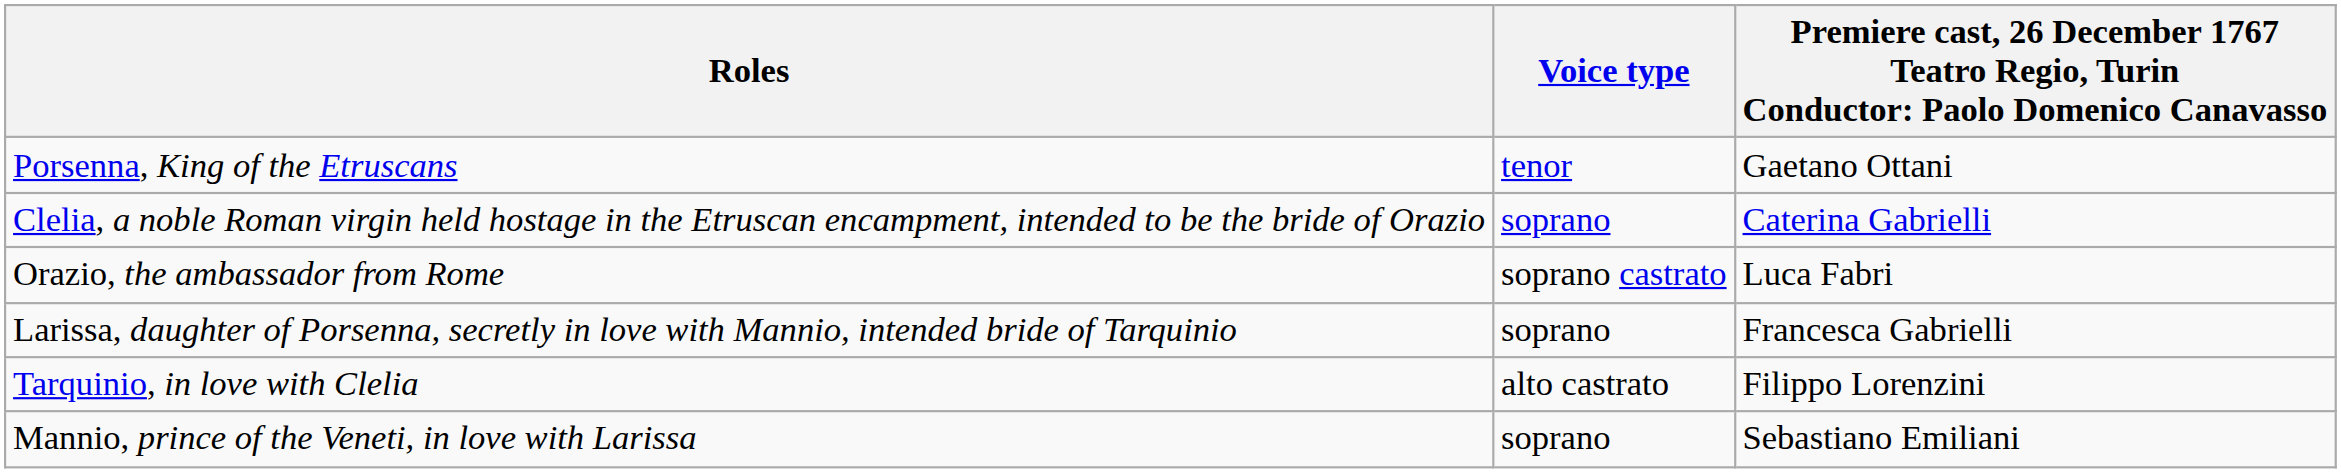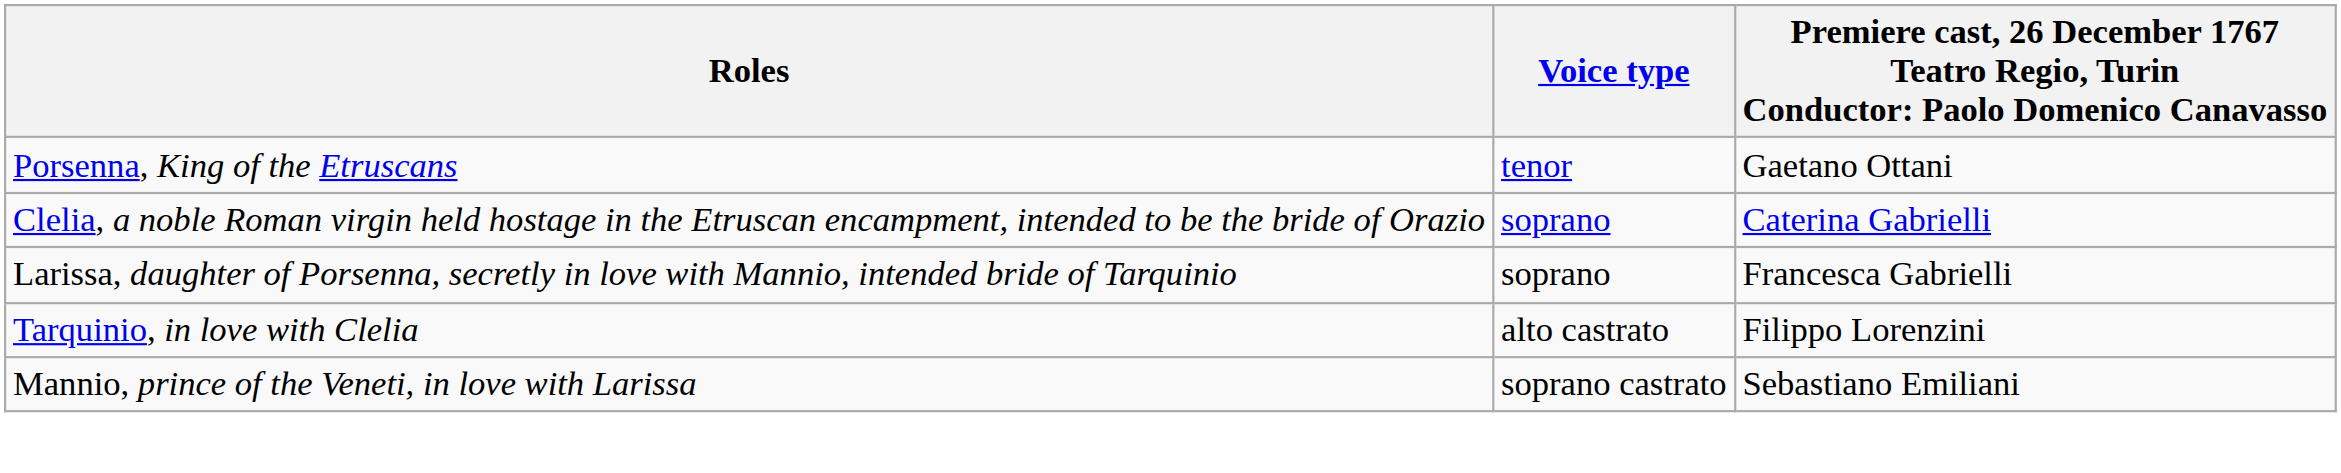- row: (259, 274)
(1556, 438) soprano -> (1614, 383) soprano castrato
